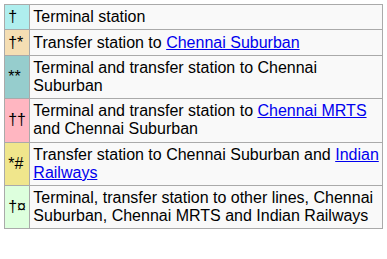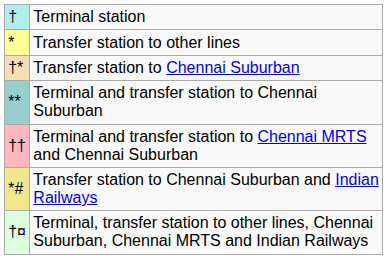+ row: (137, 42)
